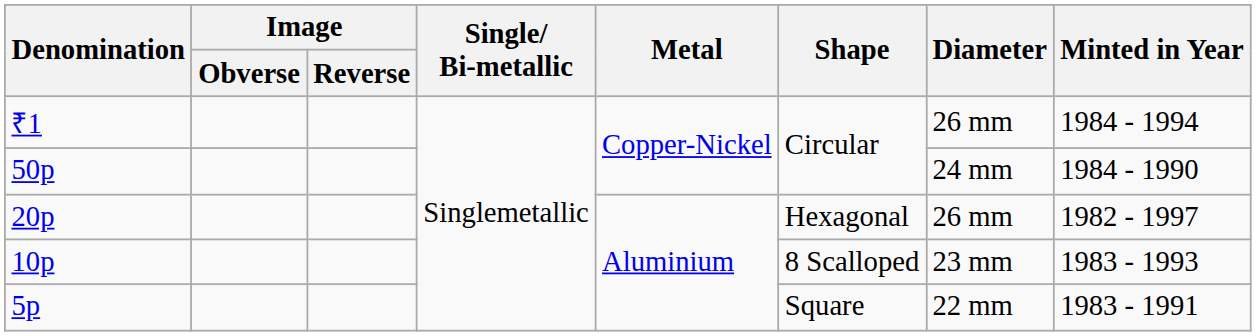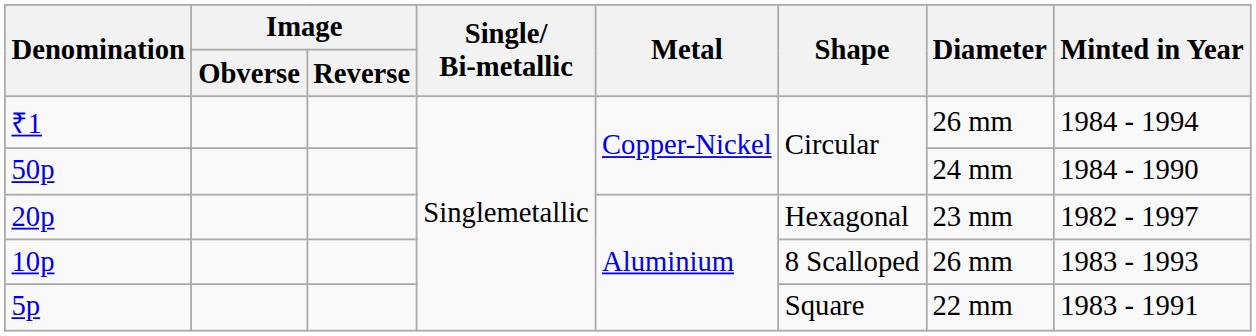(973, 216) 26 mm -> (973, 216) 23 mm
(973, 261) 23 mm -> (973, 261) 26 mm
